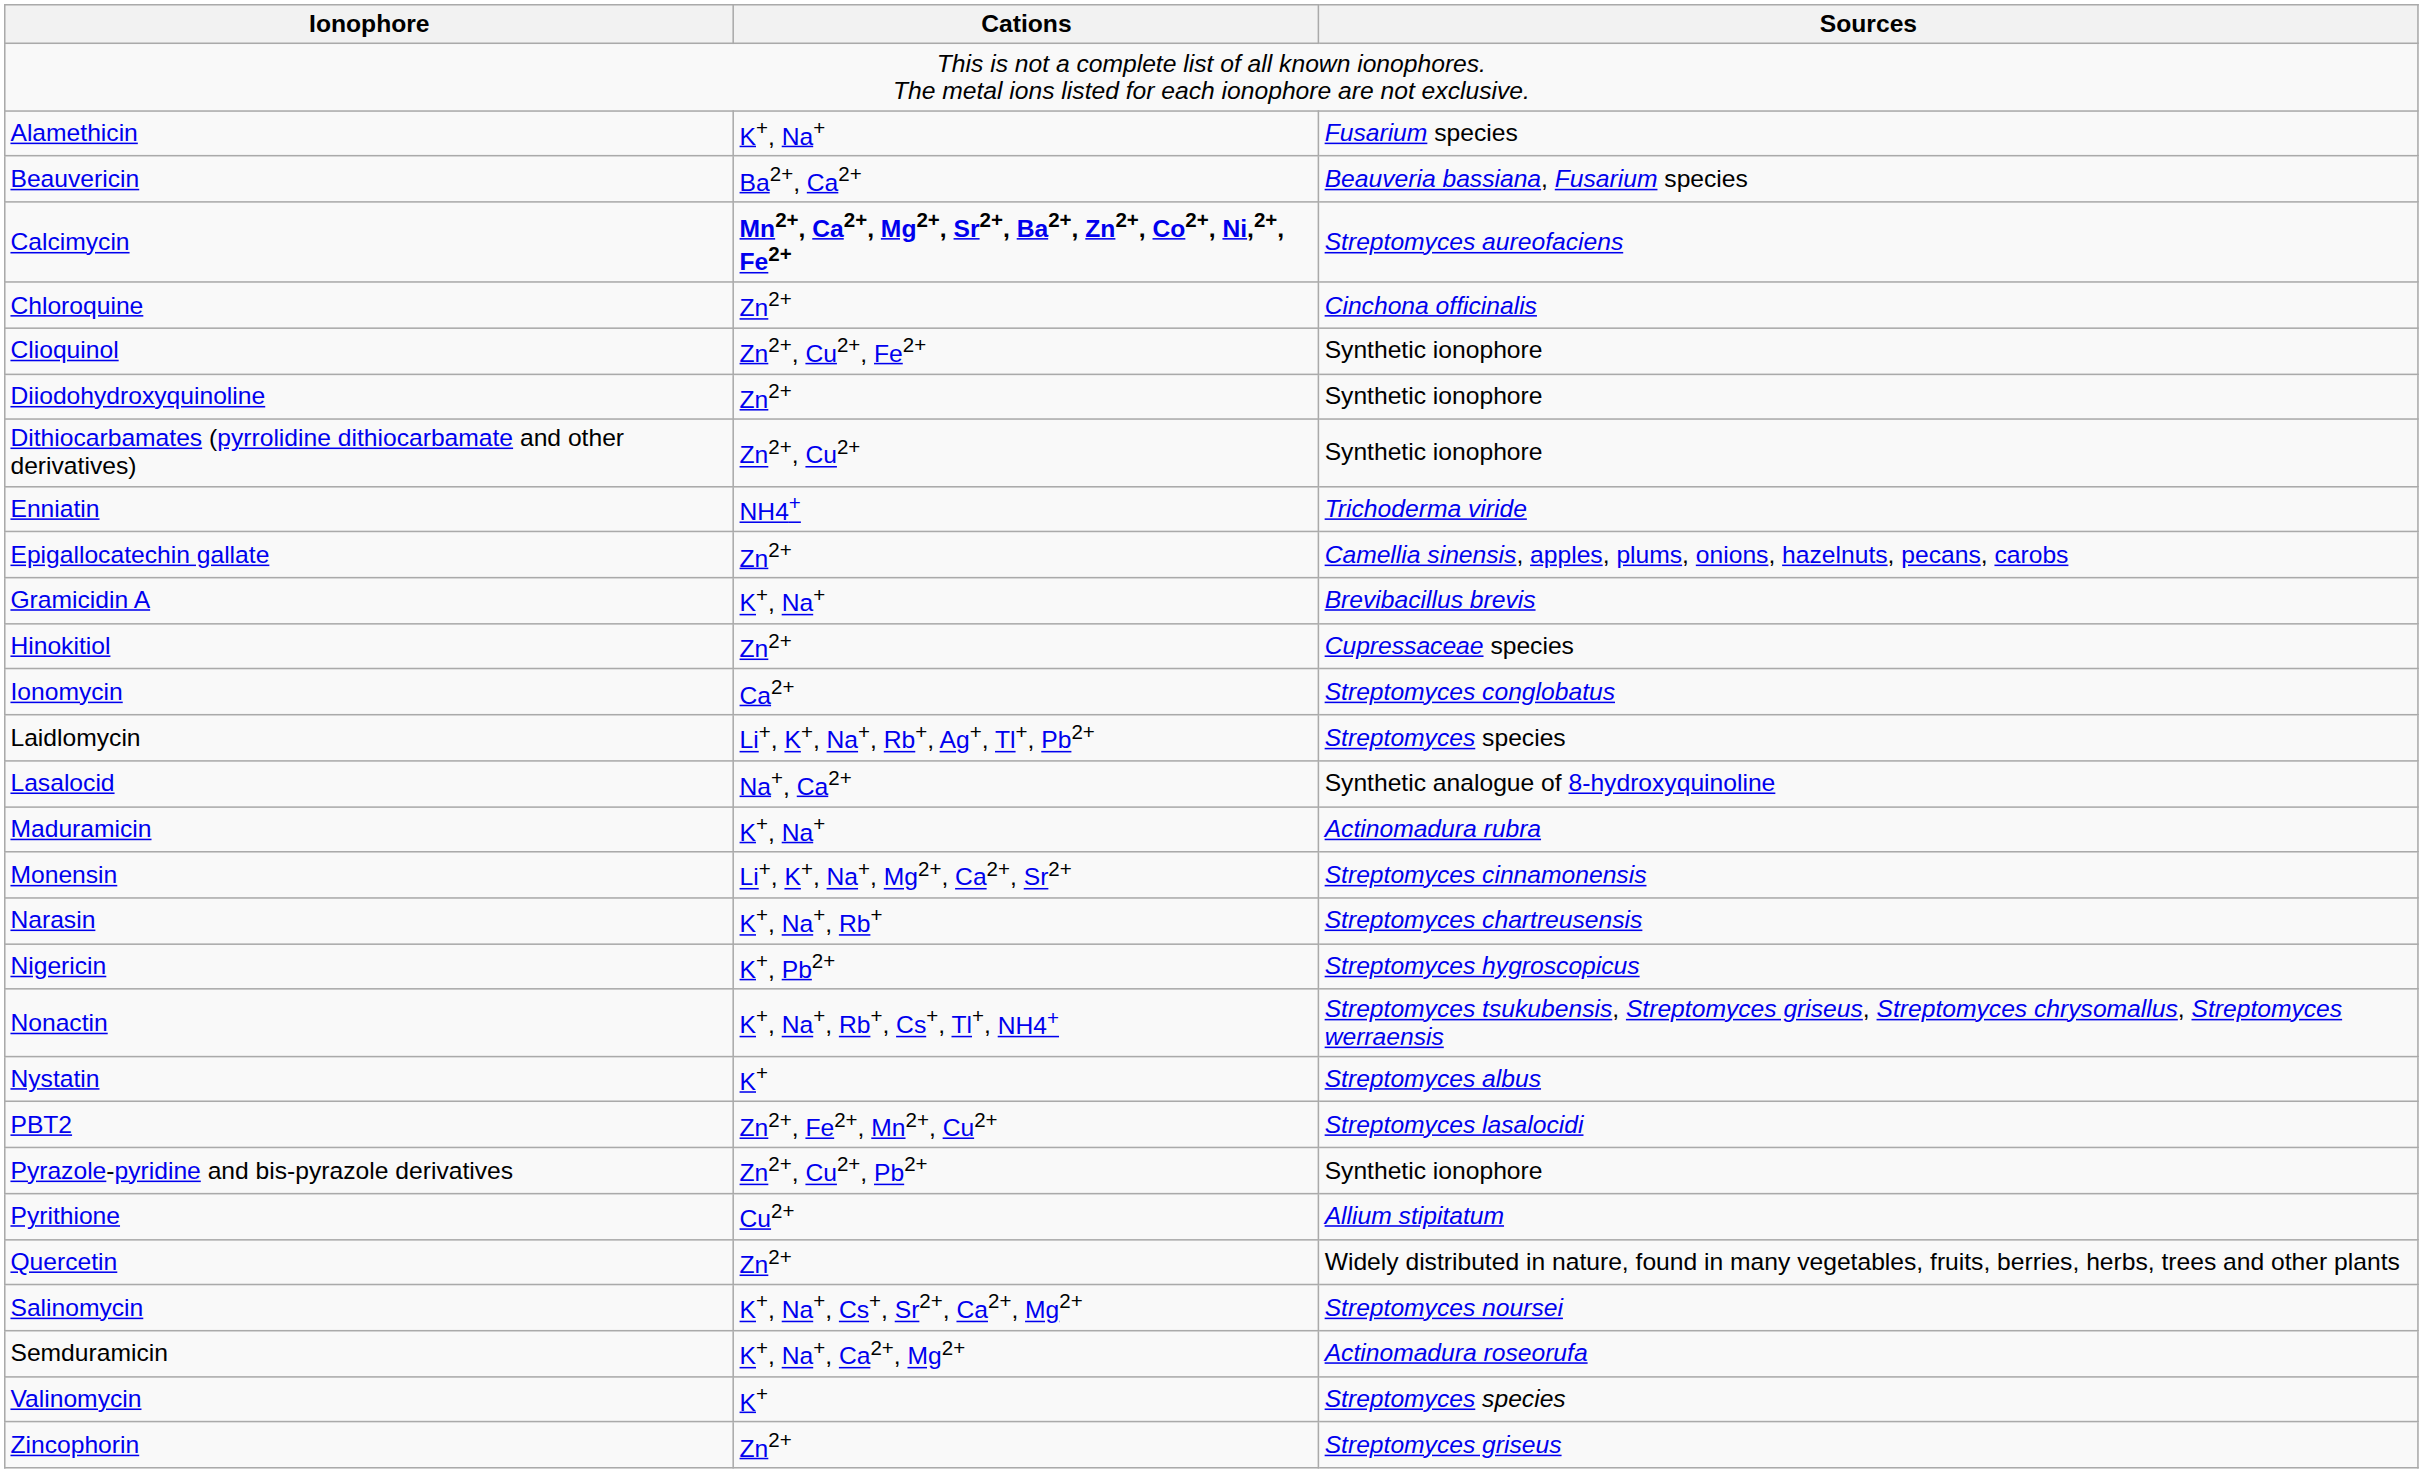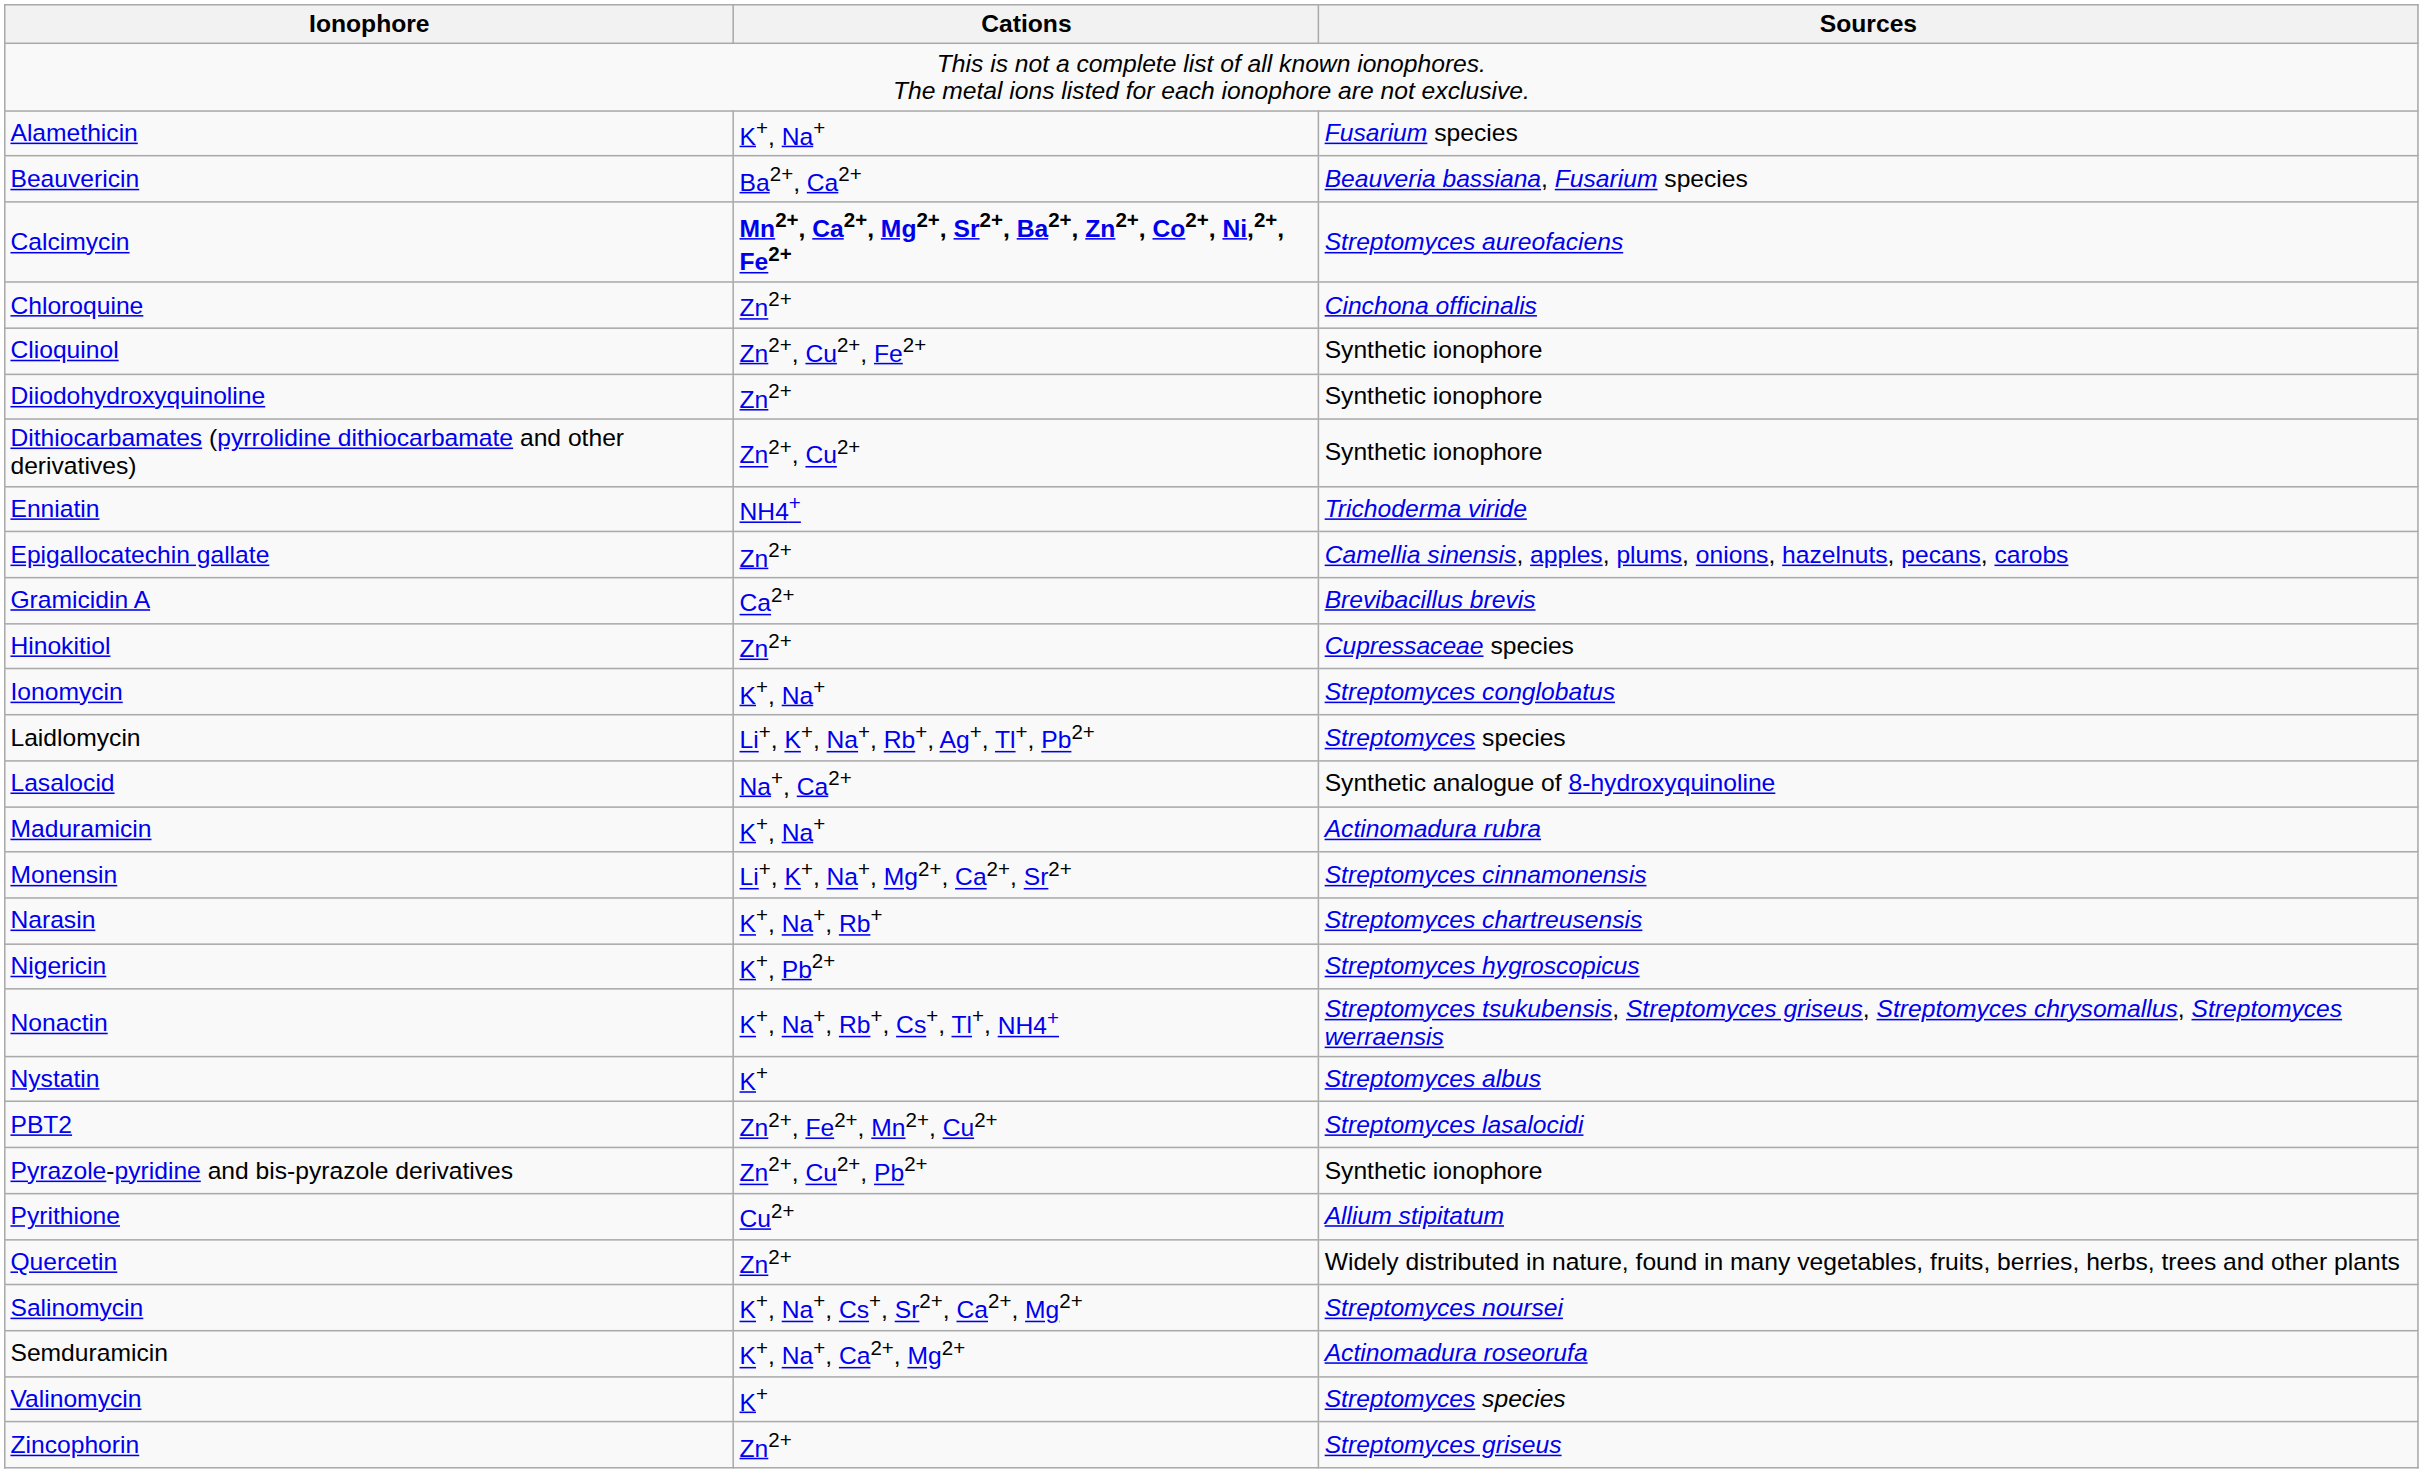(782, 600) K+, Na+ -> (767, 600) Ca2+
(767, 691) Ca2+ -> (782, 691) K+, Na+
